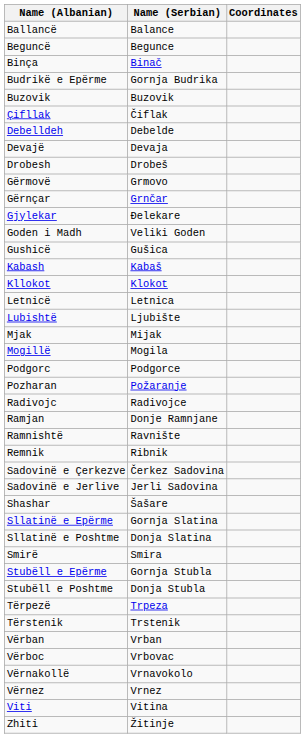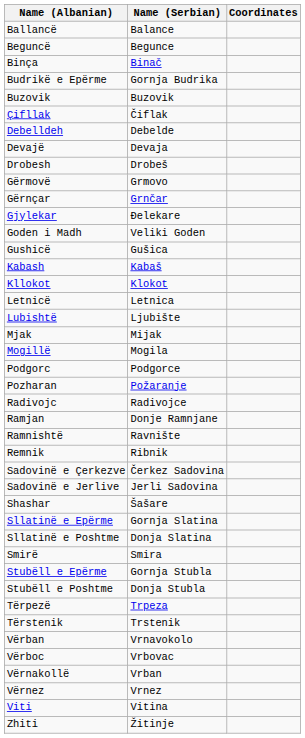(146, 640) Vrban -> (162, 640) Vrnavokolo
(162, 674) Vrnavokolo -> (146, 674) Vrban
